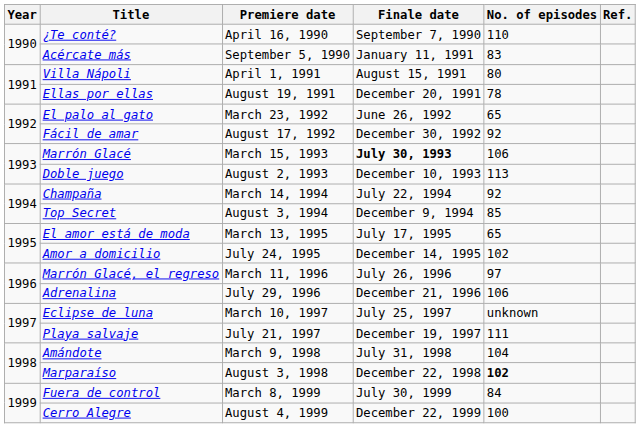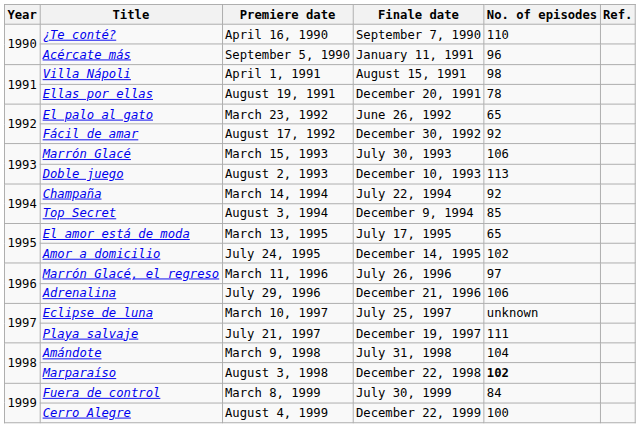(494, 54) 83 -> (494, 54) 96
(494, 74) 80 -> (494, 74) 98
(404, 154) bold -> (404, 154) normal
